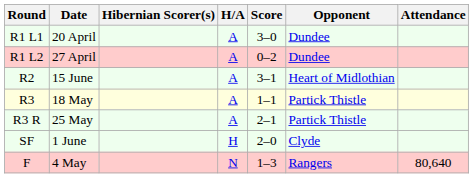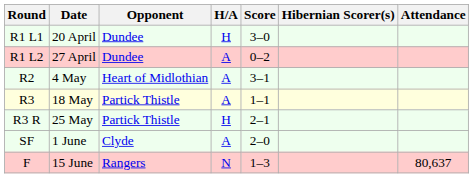columns swapped: (342, 15) <-> (159, 15)
(233, 36) A -> (226, 36) H
(72, 78) 15 June -> (69, 78) 4 May
(233, 120) A -> (226, 120) H
(233, 141) H -> (226, 141) A
(69, 162) 4 May -> (72, 162) 15 June
(433, 162) 80,640 -> (433, 162) 80,637
